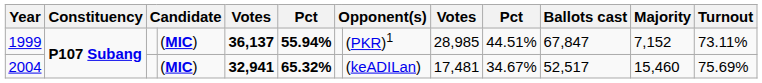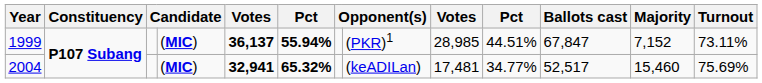(511, 66) 34.67% -> (511, 66) 34.77%
